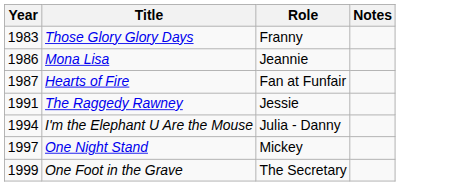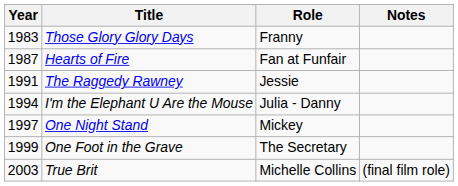- row: (77, 59)
+ row: (71, 170)
